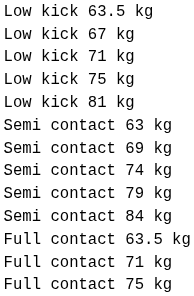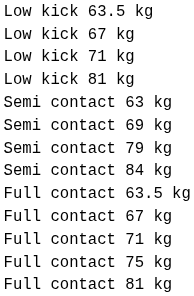- row: (69, 80)
- row: (88, 171)
+ row: (88, 217)
+ row: (88, 285)
